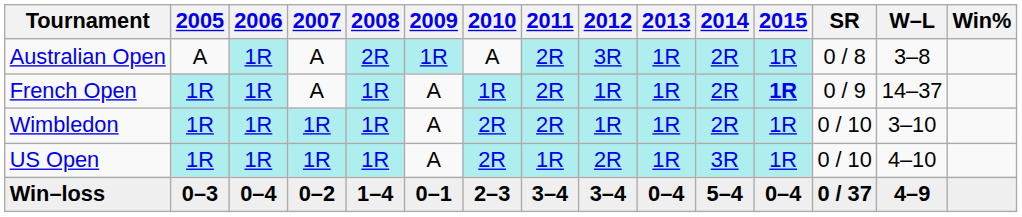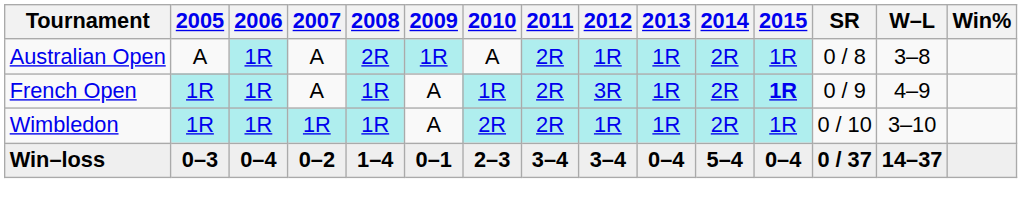(608, 56) 3R -> (608, 56) 1R
(608, 90) 1R -> (608, 90) 3R
(912, 90) 14–37 -> (912, 90) 4–9
- row: (54, 159)
(912, 194) 4–9 -> (912, 159) 14–37
